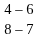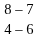rows swapped: (19, 9) <-> (19, 29)
